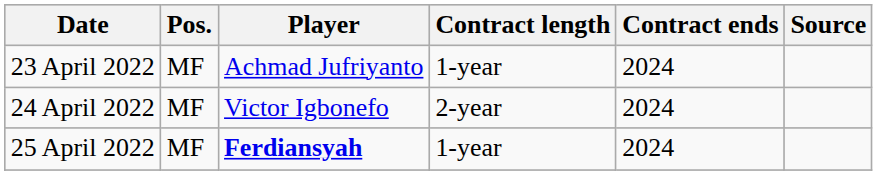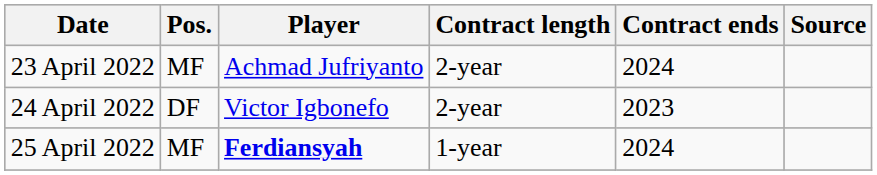(468, 66) 1-year -> (468, 66) 2-year
(185, 107) MF -> (183, 107) DF
(648, 107) 2024 -> (648, 107) 2023
